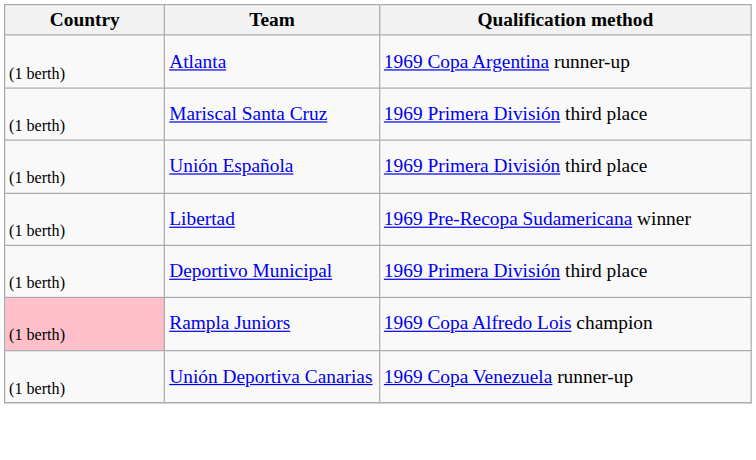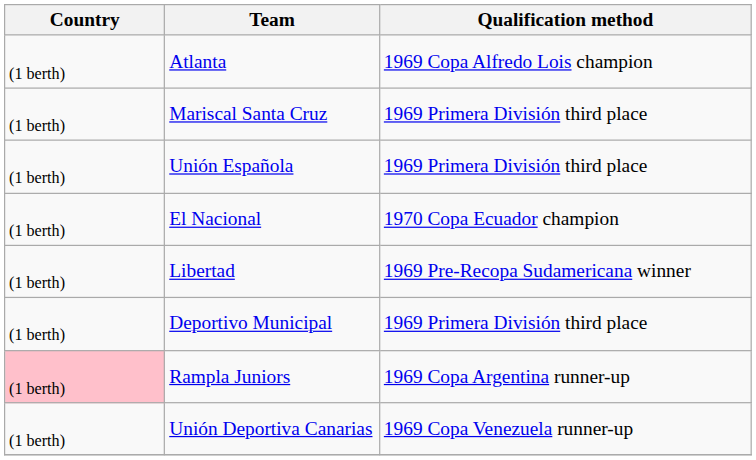(507, 61) 1969 Copa Argentina runner-up -> (518, 61) 1969 Copa Alfredo Lois champion
+ row: (215, 218)
(518, 323) 1969 Copa Alfredo Lois champion -> (507, 376) 1969 Copa Argentina runner-up
